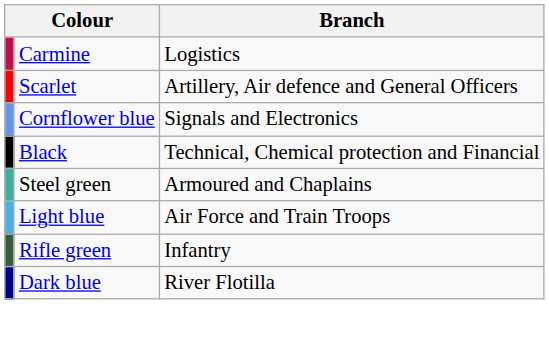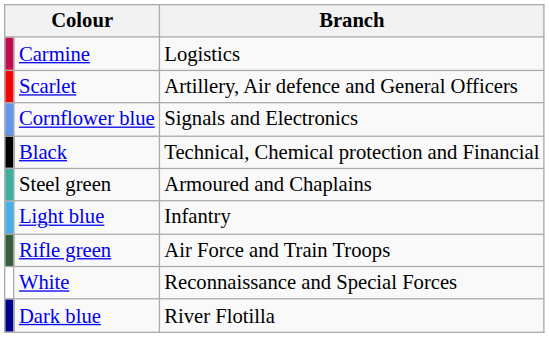(277, 217) Air Force and Train Troops -> (198, 217) Infantry
(198, 250) Infantry -> (277, 250) Air Force and Train Troops
+ row: (44, 282)
